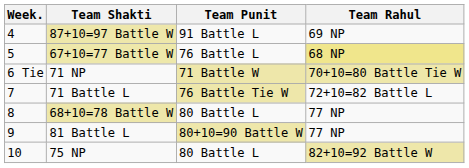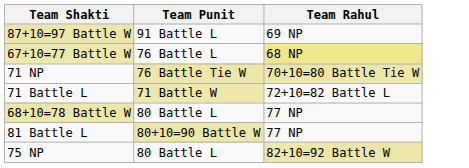- column: (26, 14)
(219, 73) 71 Battle W -> (191, 73) 76 Battle Tie W
(234, 93) 76 Battle Tie W -> (177, 93) 71 Battle W
